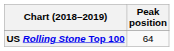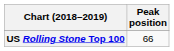(148, 38) 64 -> (148, 38) 66
